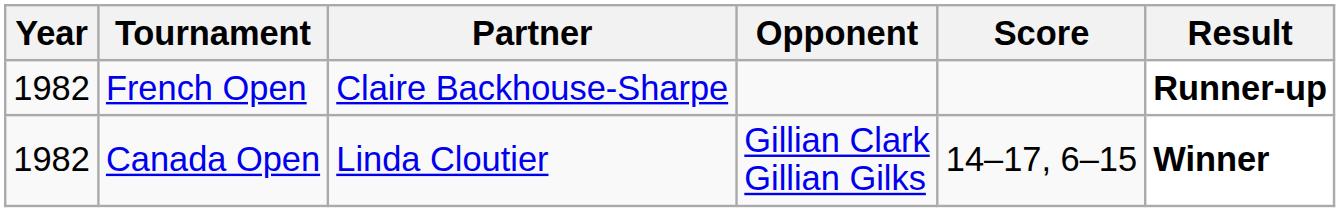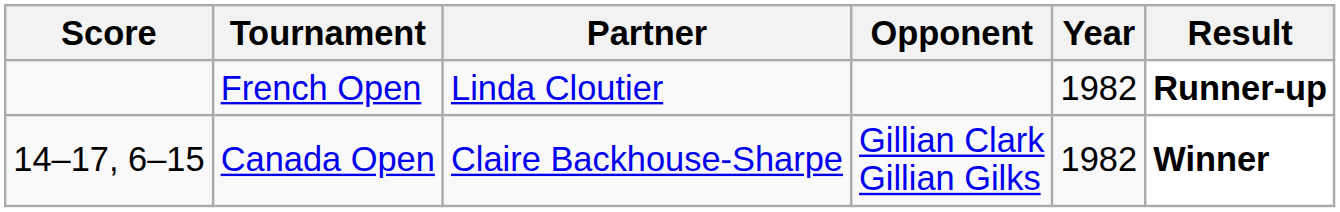columns swapped: (52, 33) <-> (1041, 33)
(532, 87) Claire Backhouse-Sharpe -> (557, 87) Linda Cloutier
(442, 161) Linda Cloutier -> (647, 161) Claire Backhouse-Sharpe
